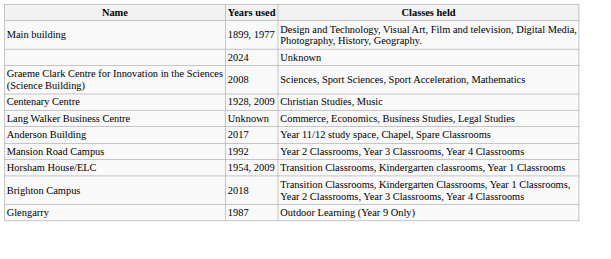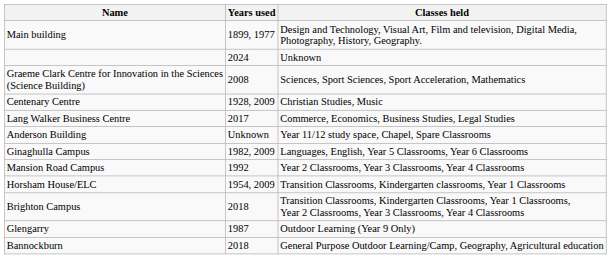(248, 118) Unknown -> (238, 118) 2017
(238, 135) 2017 -> (248, 135) Unknown
+ row: (48, 151)
+ row: (35, 245)
